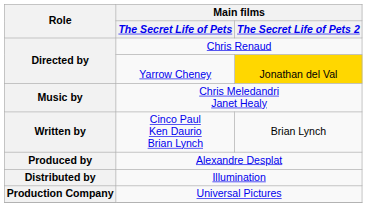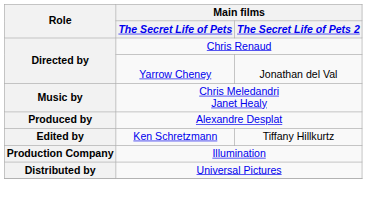(298, 74) gold background -> (298, 74) no background
- row: (175, 132)
+ row: (175, 137)
(60, 177) Distributed by -> (60, 153) Production Company
(60, 194) Production Company -> (60, 170) Distributed by
